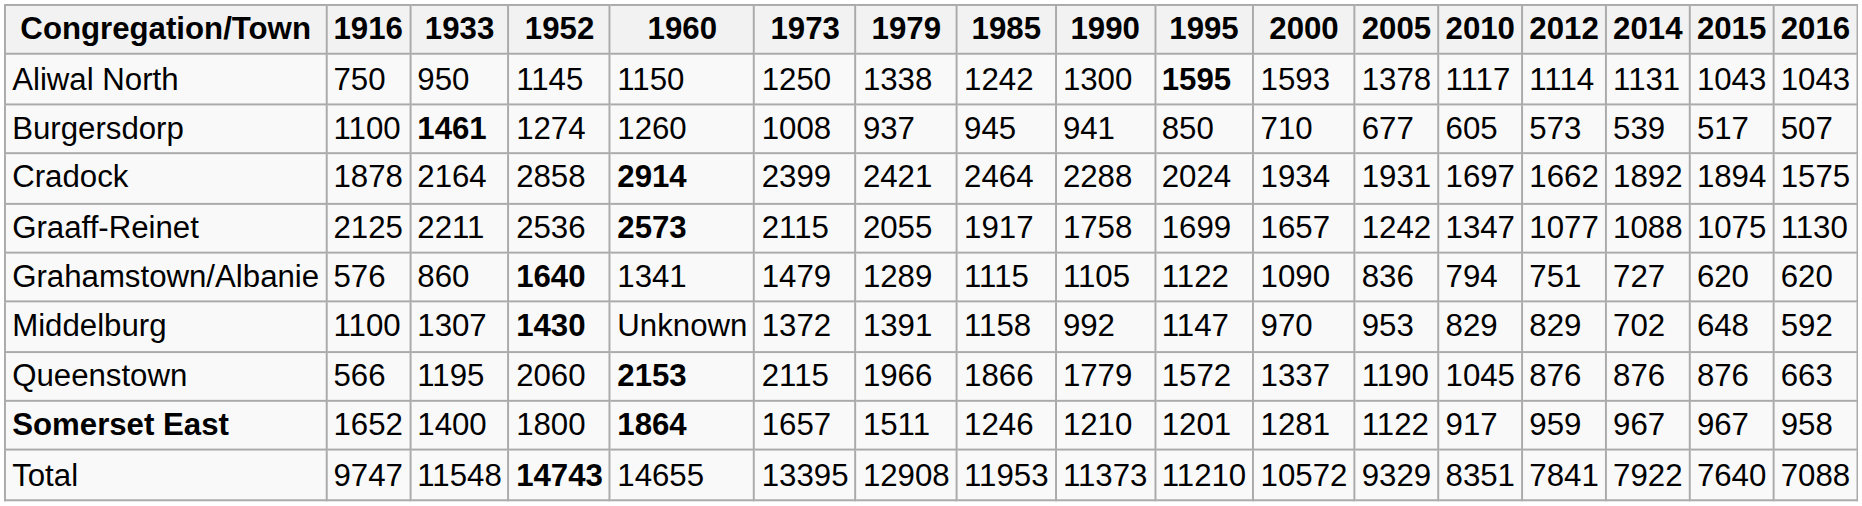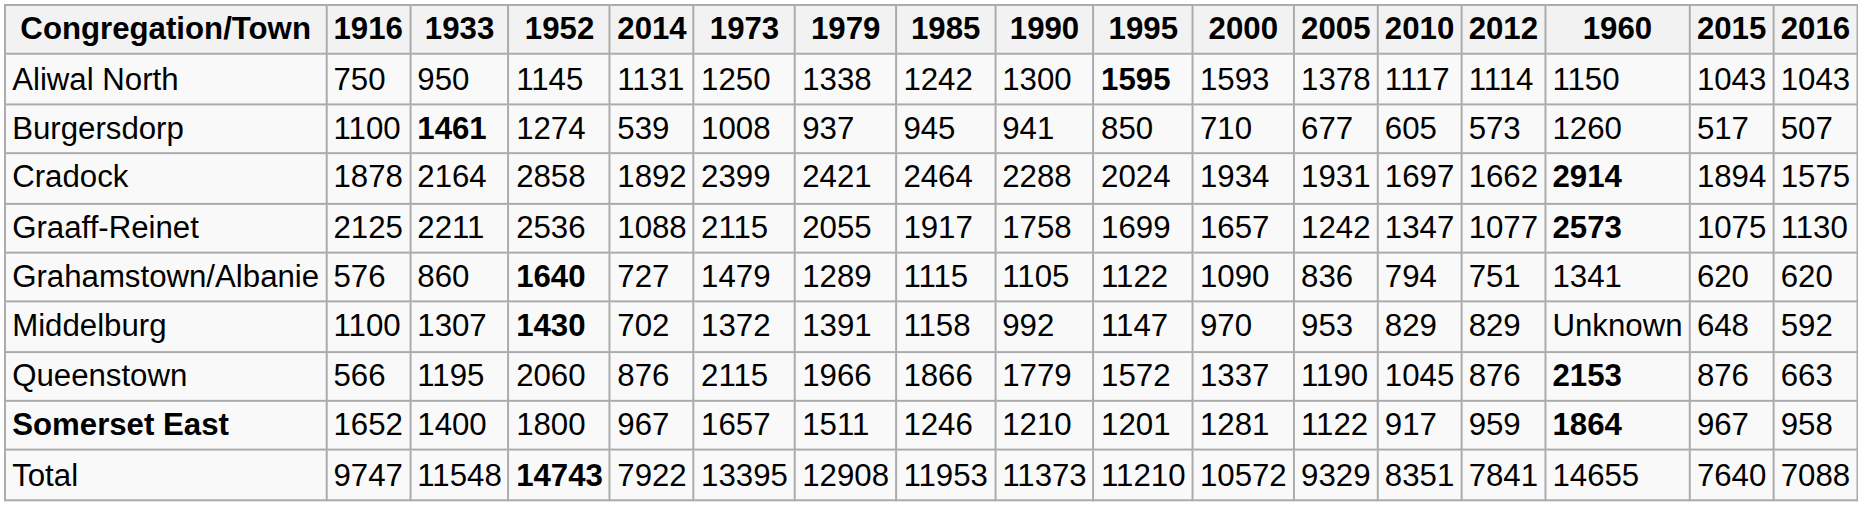columns swapped: (682, 29) <-> (1648, 29)
